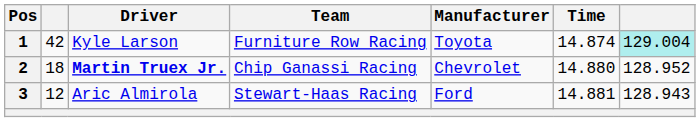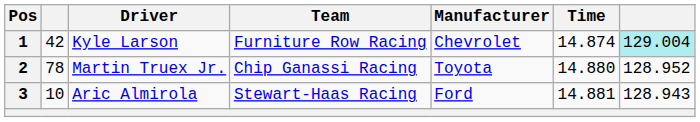(463, 44) Toyota -> (478, 44) Chevrolet
(55, 70) 18 -> (55, 70) 78
(149, 70) bold -> (149, 70) normal
(478, 70) Chevrolet -> (463, 70) Toyota
(55, 96) 12 -> (55, 96) 10
